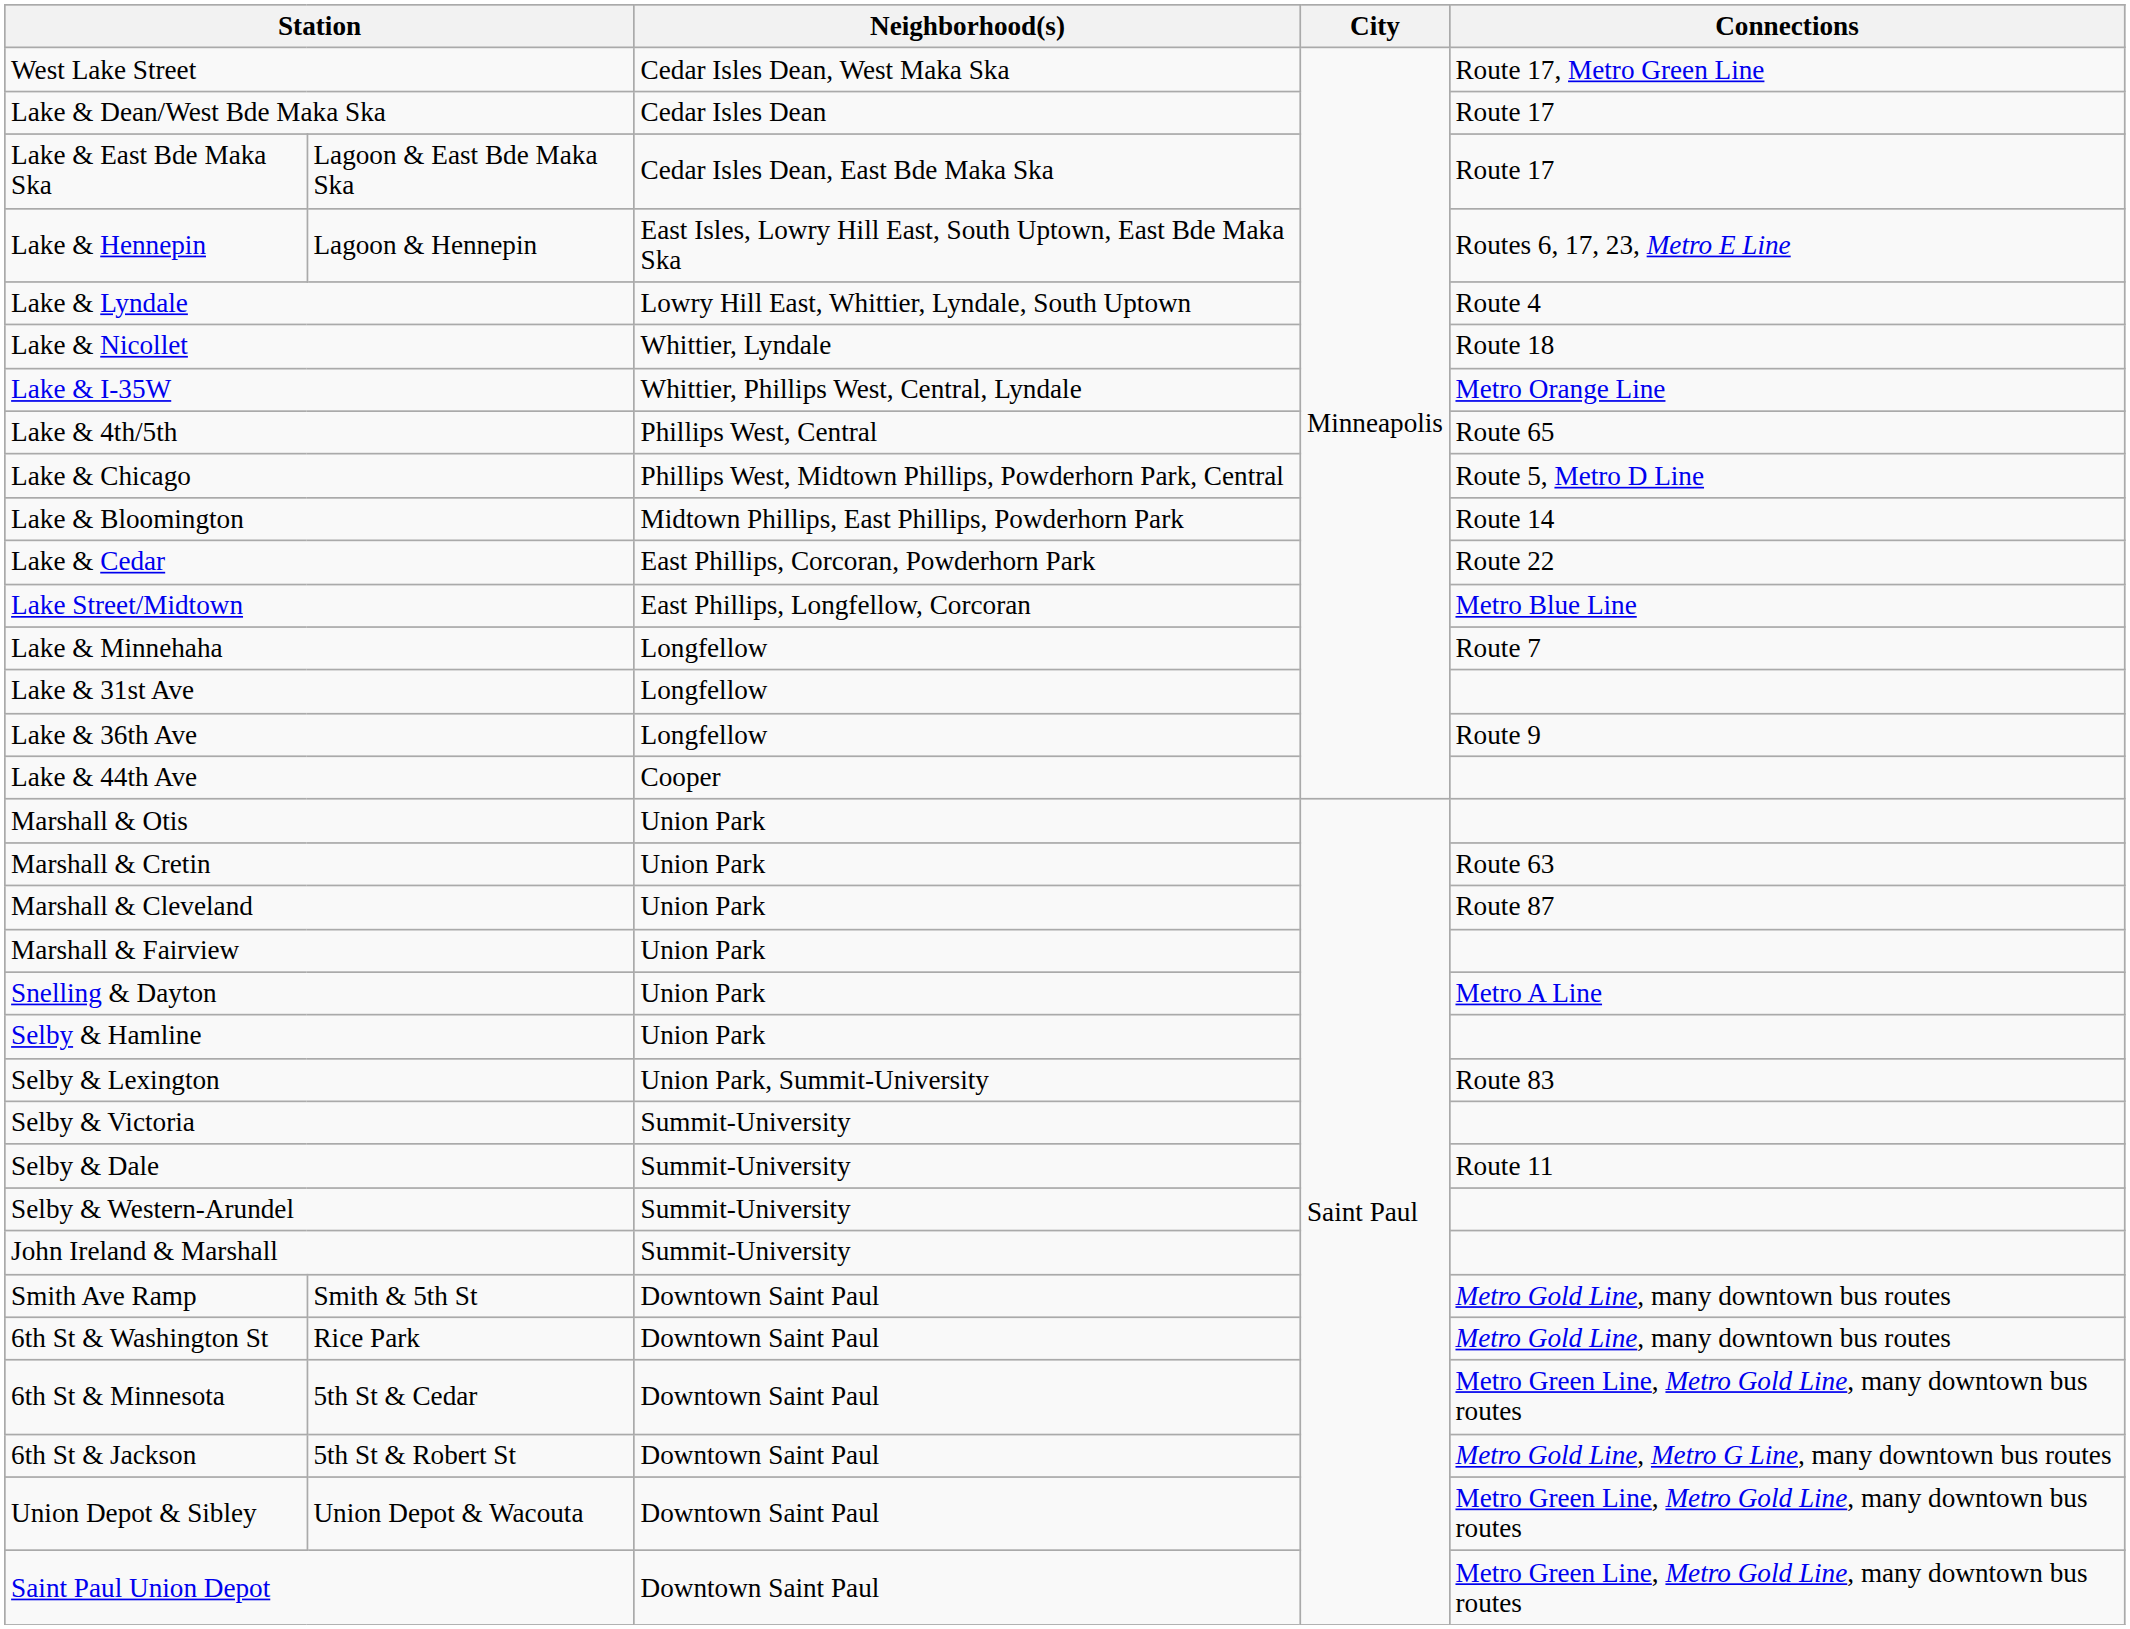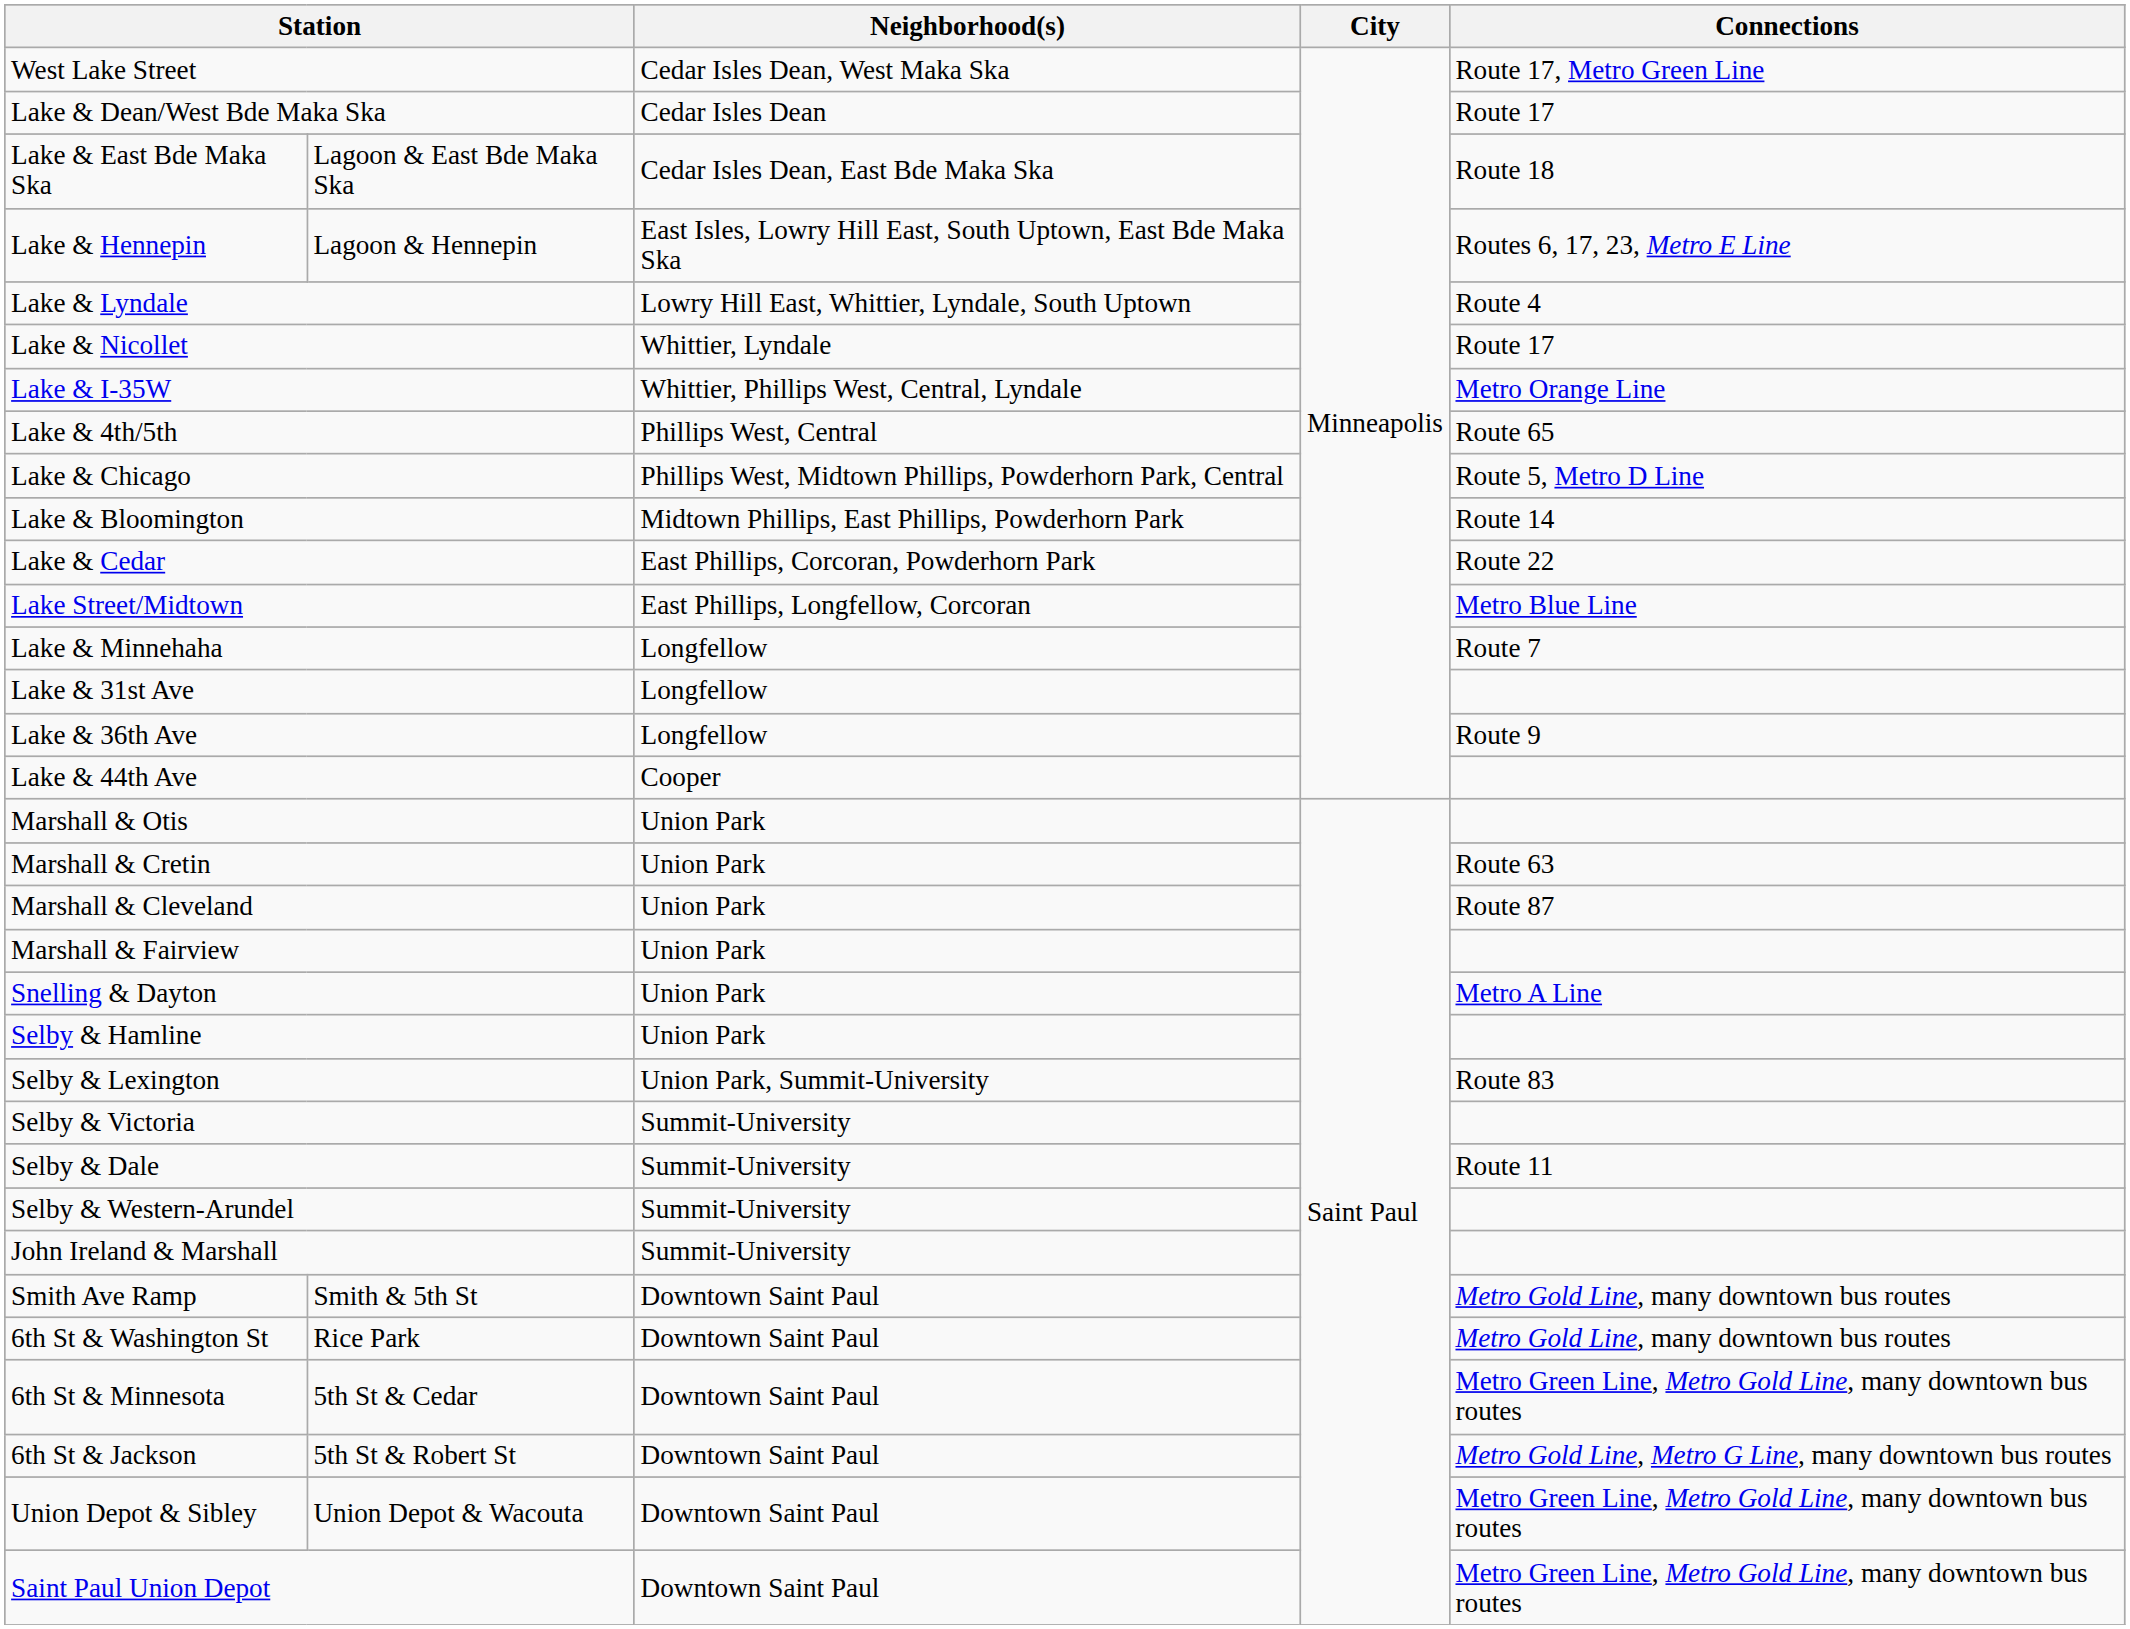(1505, 170) Route 17 -> (1505, 170) Route 18
(1505, 346) Route 18 -> (1505, 346) Route 17
